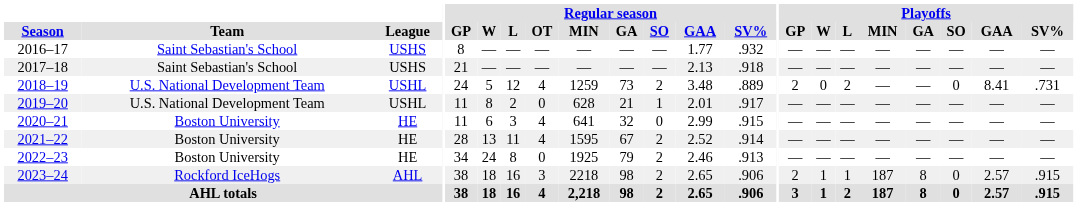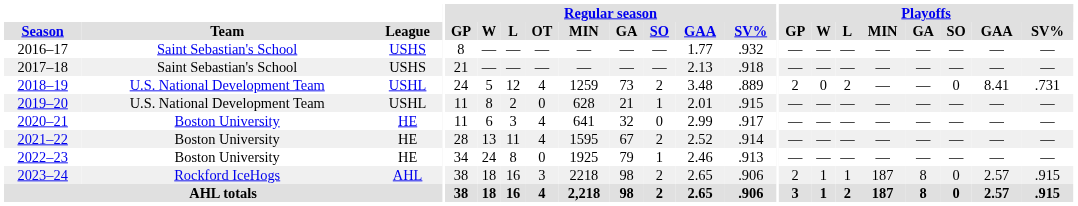(751, 103) .917 -> (751, 103) .915
(751, 121) .915 -> (751, 121) .917
(659, 157) 2 -> (659, 157) 1
